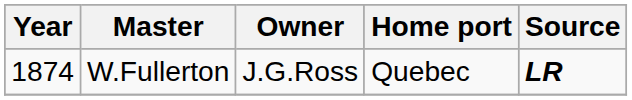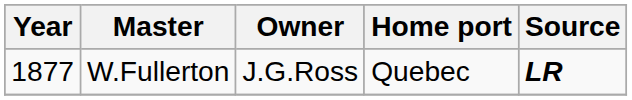(43, 71) 1874 -> (43, 71) 1877
